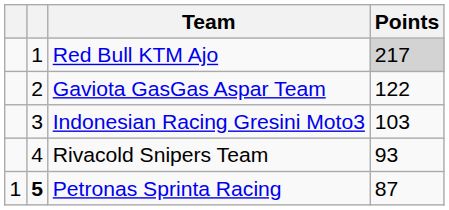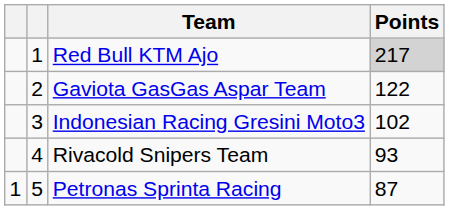(392, 122) 103 -> (392, 122) 102
(37, 189) bold -> (37, 189) normal
